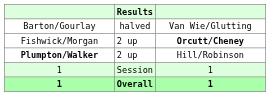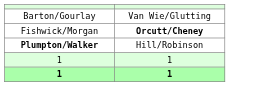- column: (135, 12)
